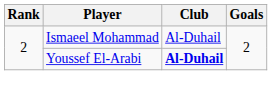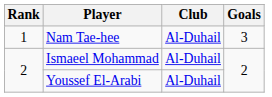+ row: (83, 37)
(194, 59) bold -> (193, 80) normal
